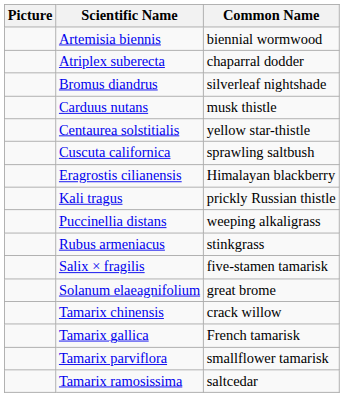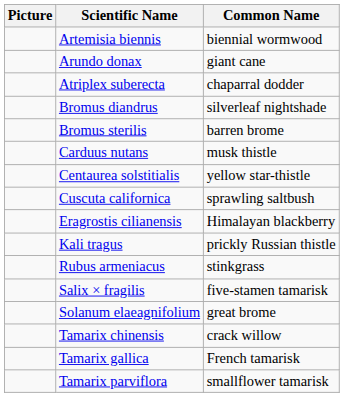+ row: (100, 61)
+ row: (103, 130)
- row: (113, 221)
- row: (121, 381)
